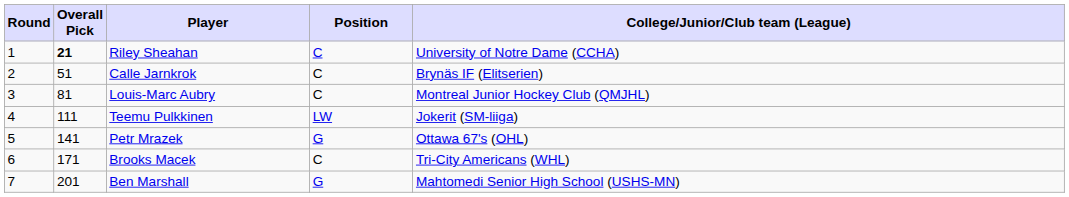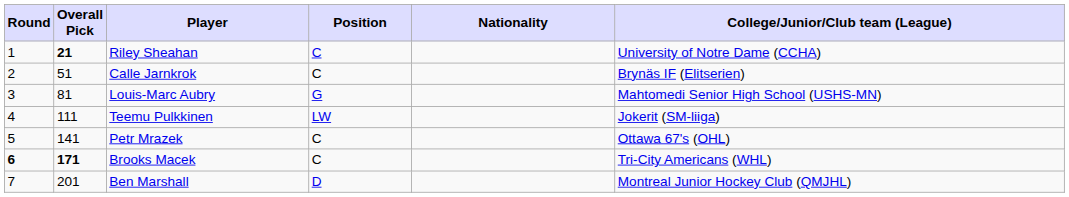+ column: (513, 22)
(318, 95) C -> (317, 95) G
(533, 95) Montreal Junior Hockey Club (QMJHL) -> (750, 95) Mahtomedi Senior High School (USHS-MN)
(318, 138) G -> (317, 138) C
(11, 159) normal -> (11, 159) bold
(68, 159) normal -> (68, 159) bold
(318, 181) G -> (317, 181) D
(548, 181) Mahtomedi Senior High School (USHS-MN) -> (735, 181) Montreal Junior Hockey Club (QMJHL)
